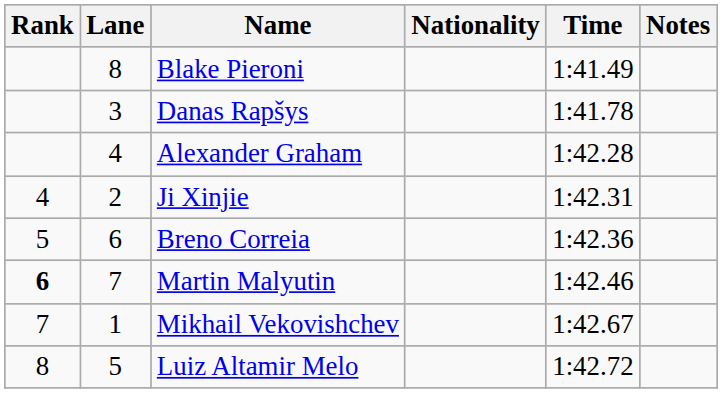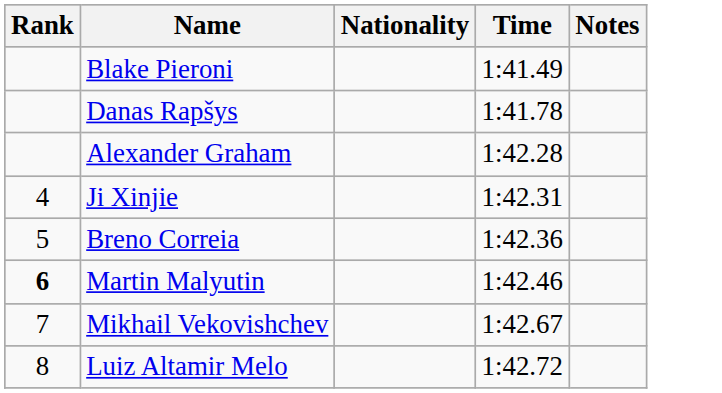- column: (115, 25)
